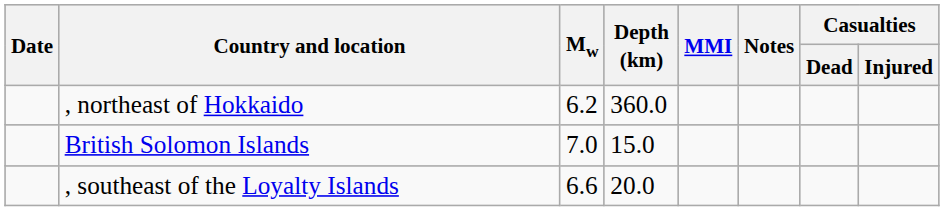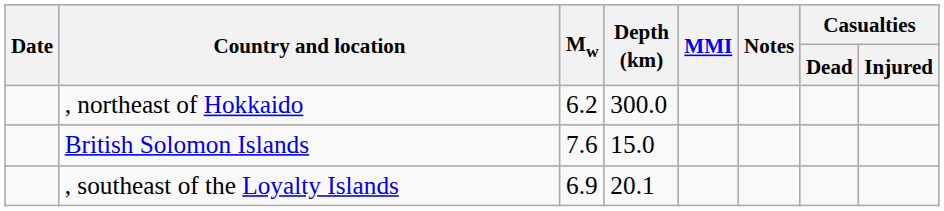(639, 104) 360.0 -> (639, 104) 300.0
(582, 144) 7.0 -> (582, 144) 7.6
(582, 184) 6.6 -> (582, 184) 6.9
(632, 184) 20.0 -> (632, 184) 20.1
